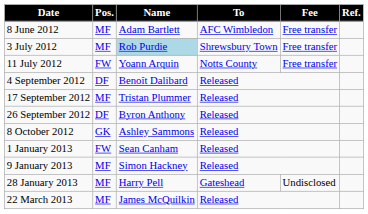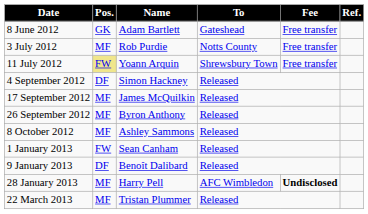(103, 30) MF -> (103, 30) GK
(236, 30) AFC Wimbledon -> (222, 30) Gateshead
(143, 47) lightblue background -> (143, 47) no background
(239, 47) Shrewsbury Town -> (228, 47) Notts County
(103, 64) no background -> (103, 64) khaki background
(228, 64) Notts County -> (239, 64) Shrewsbury Town
(153, 81) Benoît Dalibard -> (153, 81) Simon Hackney
(155, 98) Tristan Plummer -> (157, 98) James McQuilkin
(102, 115) DF -> (103, 115) MF
(103, 132) GK -> (103, 132) MF
(103, 166) MF -> (102, 166) DF
(153, 166) Simon Hackney -> (153, 166) Benoît Dalibard
(222, 183) Gateshead -> (236, 183) AFC Wimbledon
(309, 183) normal -> (310, 183) bold
(157, 200) James McQuilkin -> (155, 200) Tristan Plummer
